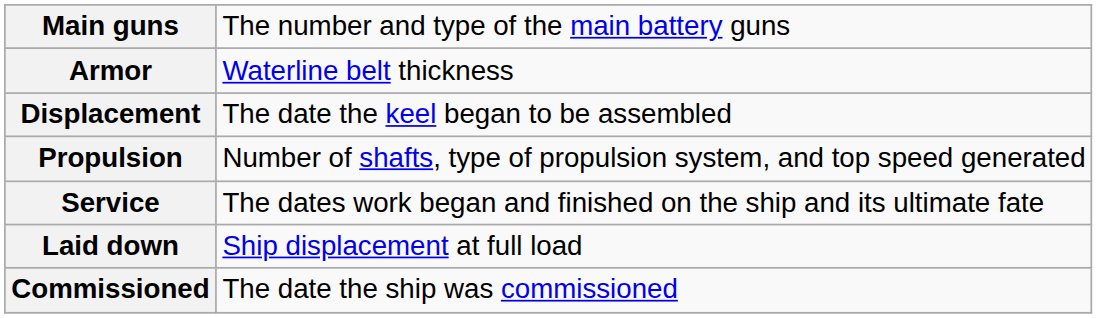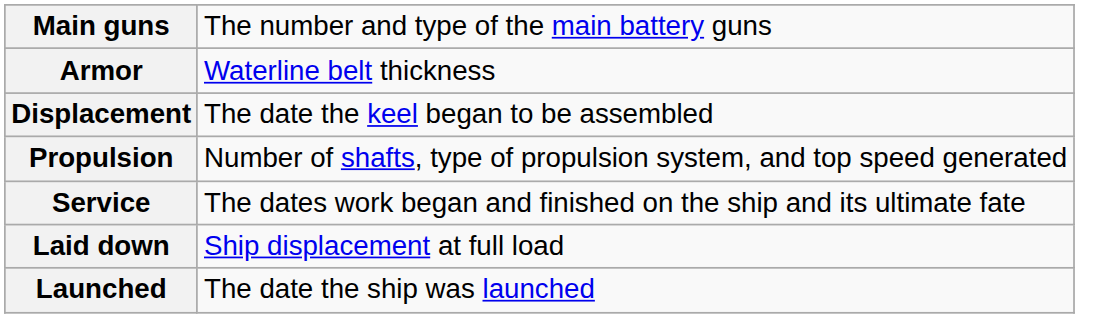+ row: (101, 289)
- row: (110, 289)
